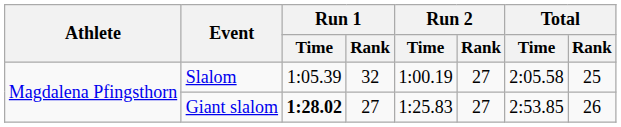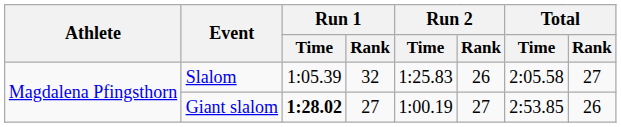(426, 77) 1:00.19 -> (426, 77) 1:25.83
(481, 77) 27 -> (481, 77) 26
(592, 77) 25 -> (592, 77) 27
(426, 107) 1:25.83 -> (426, 107) 1:00.19
